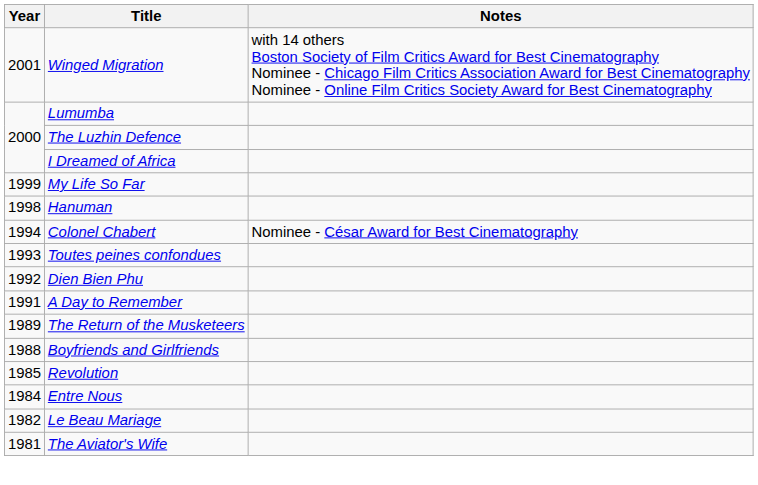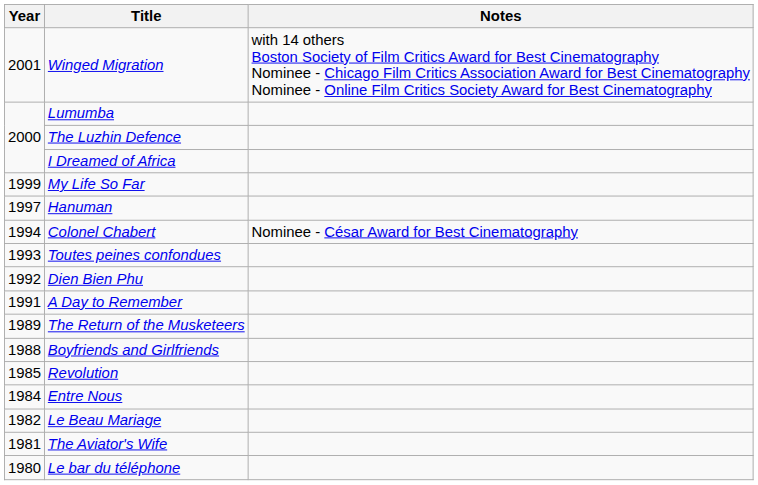(24, 208) 1998 -> (24, 208) 1997
+ row: (114, 467)
